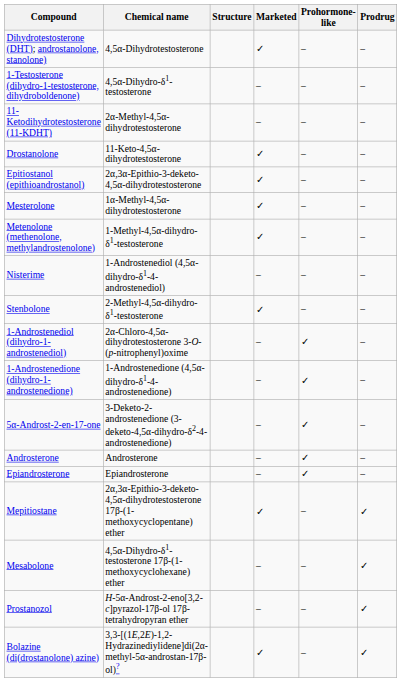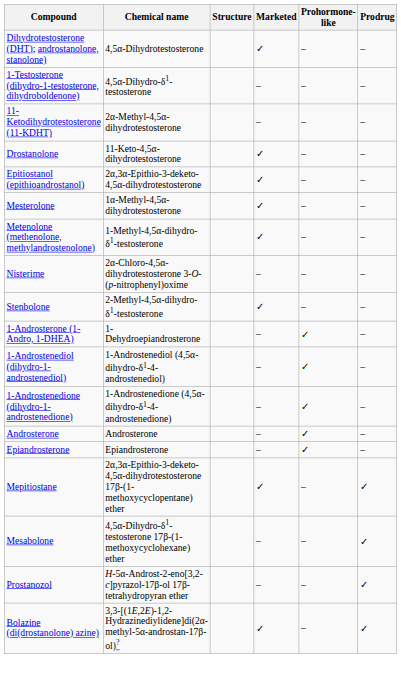(152, 275) 1-Androstenediol (4,5α-dihydro-δ1-4-androstenediol) -> (153, 274) 2α-Chloro-4,5α-dihydrotestosterone 3-O-(p-nitrophenyl)oxime
+ row: (43, 334)
(153, 342) 2α-Chloro-4,5α-dihydrotestosterone 3-O-(p-nitrophenyl)oxime -> (152, 367) 1-Androstenediol (4,5α-dihydro-δ1-4-androstenediol)
- row: (54, 425)
